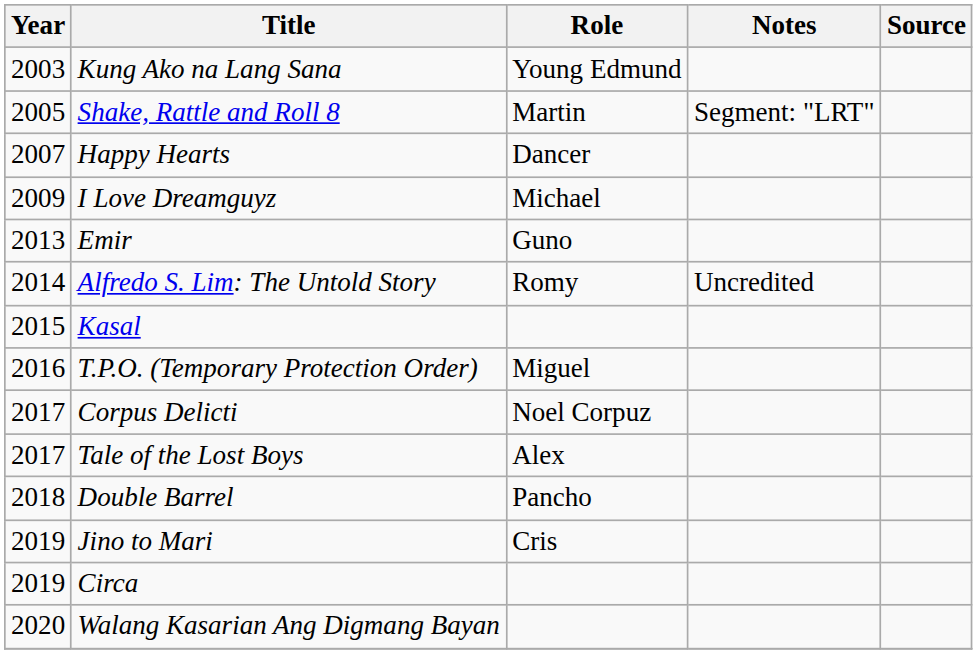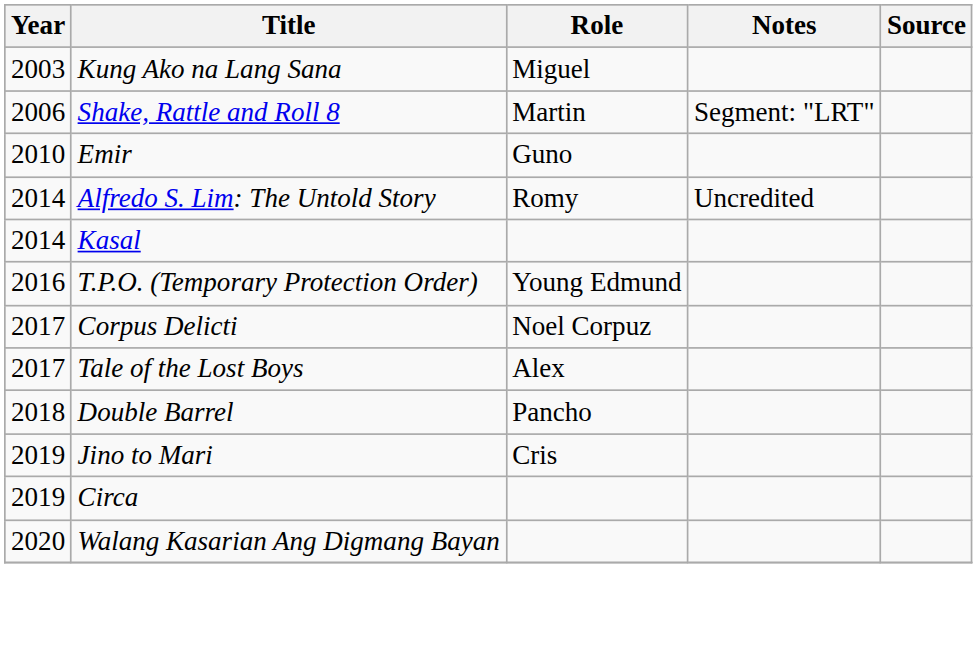(597, 68) Young Edmund -> (551, 68) Miguel
(38, 111) 2005 -> (38, 111) 2006
- row: (154, 154)
- row: (177, 197)
(38, 240) 2013 -> (38, 154) 2010
(38, 326) 2015 -> (38, 240) 2014
(551, 369) Miguel -> (597, 283) Young Edmund
